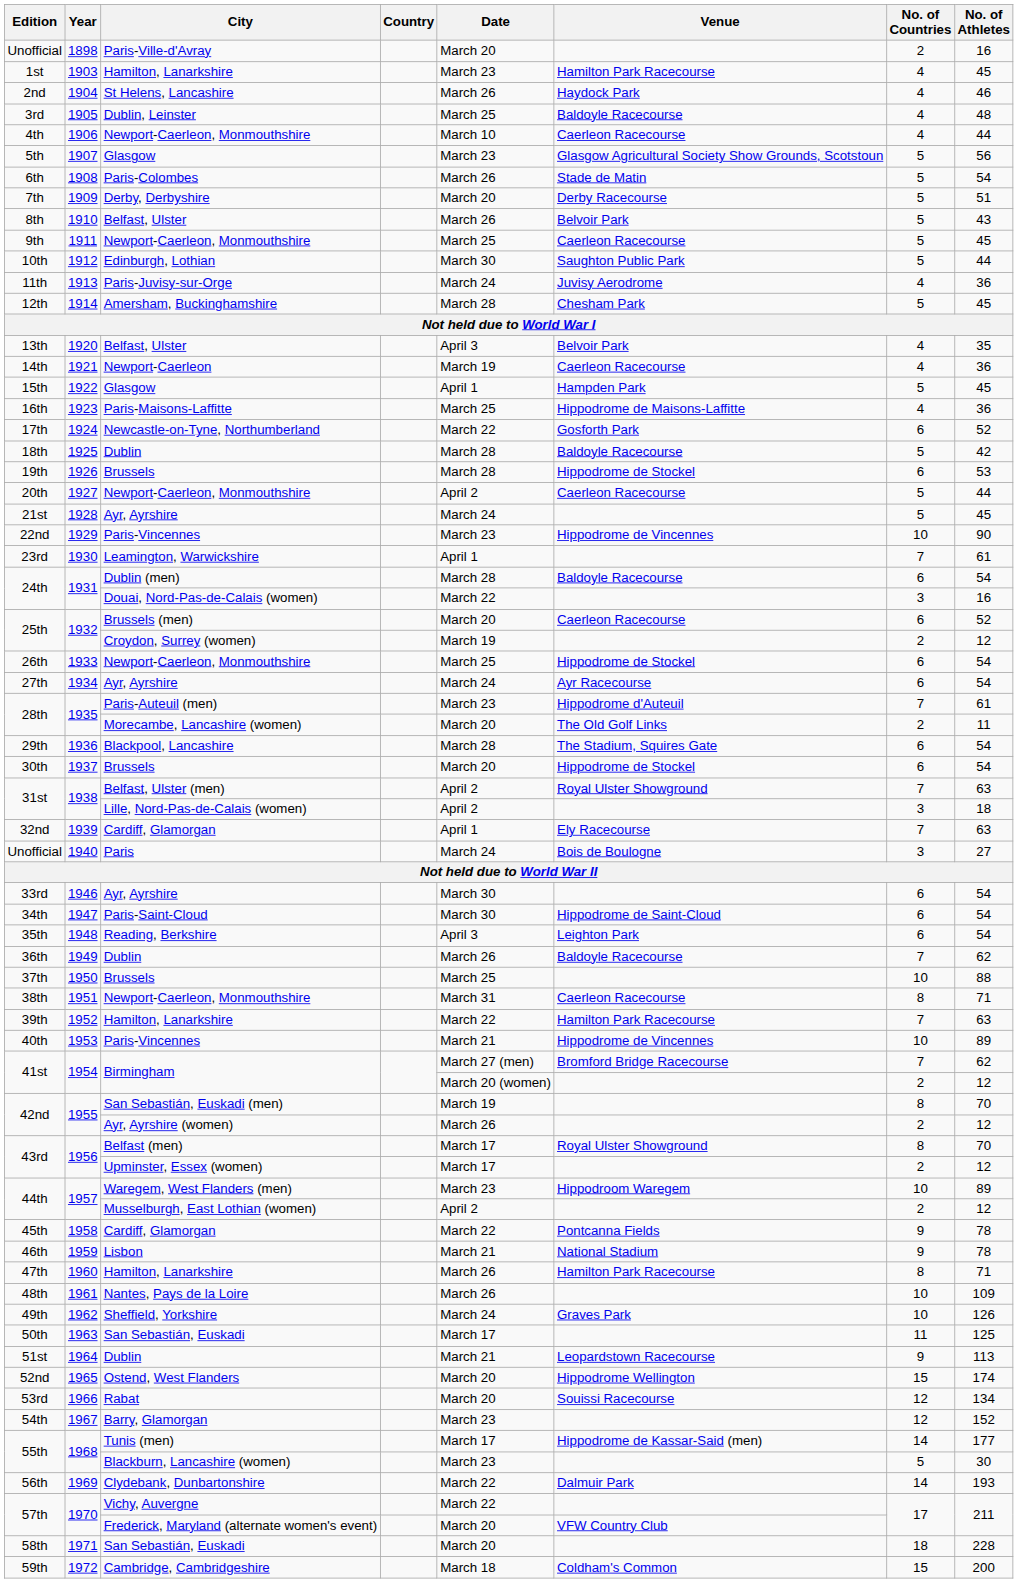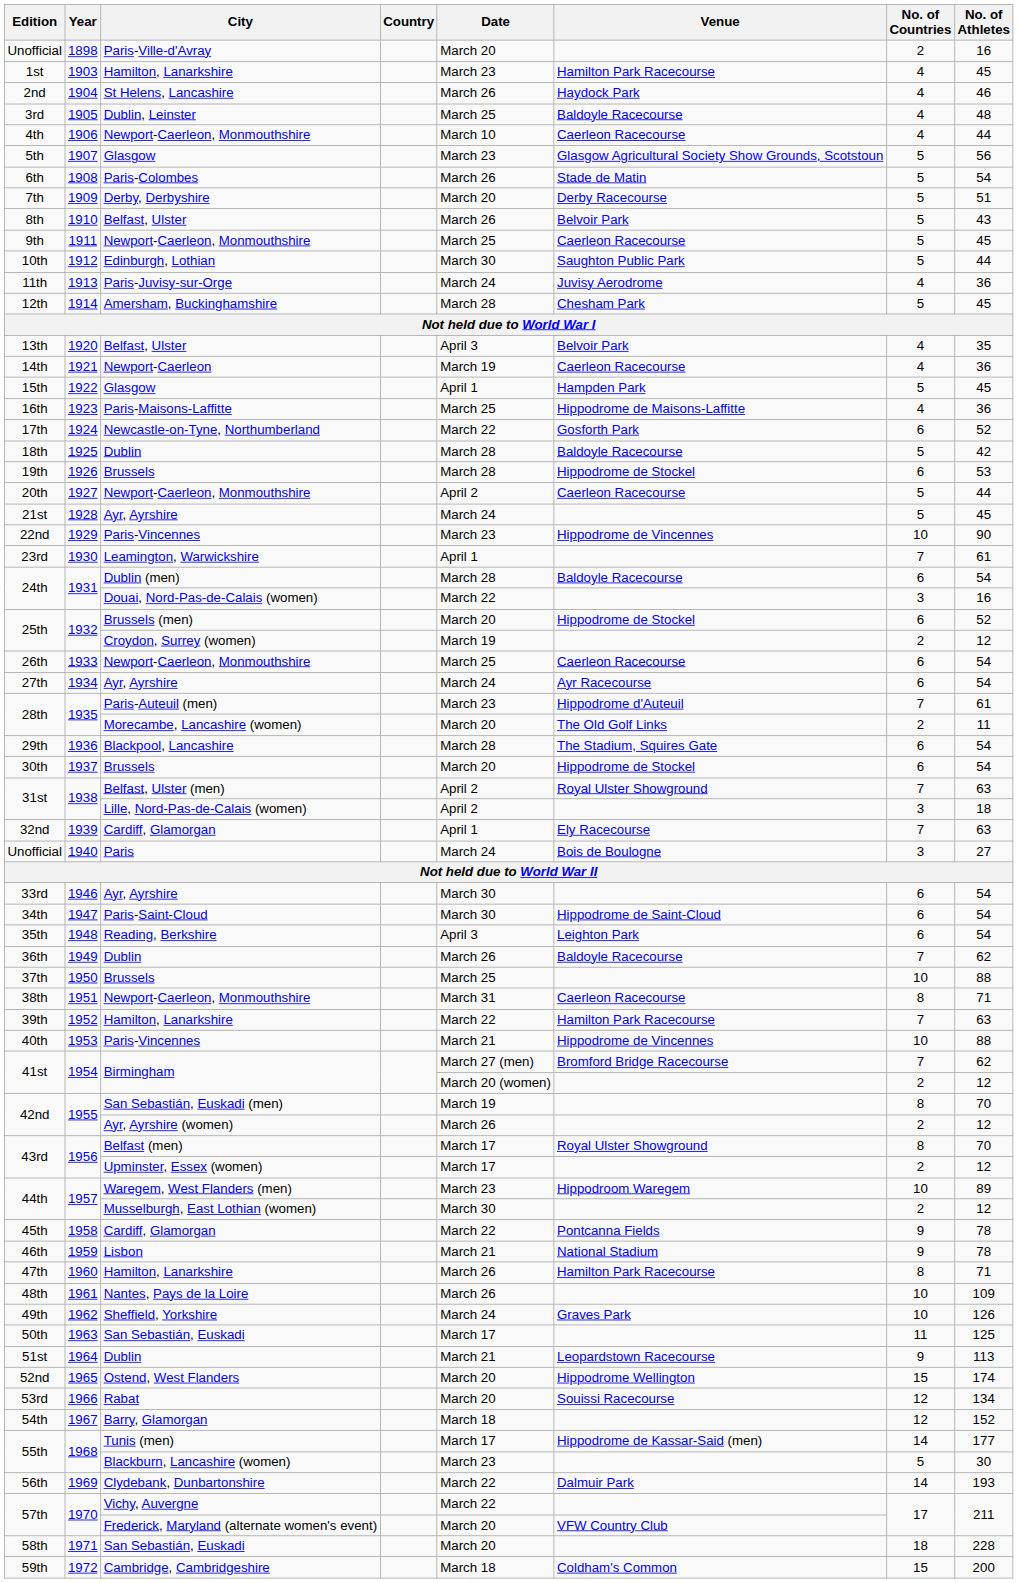(621, 619) Caerleon Racecourse -> (626, 619) Hippodrome de Stockel
(626, 661) Hippodrome de Stockel -> (621, 661) Caerleon Racecourse
(984, 1040) 89 -> (984, 1040) 88
(459, 1209) April 2 -> (468, 1209) March 30
(468, 1420) March 23 -> (468, 1420) March 18
